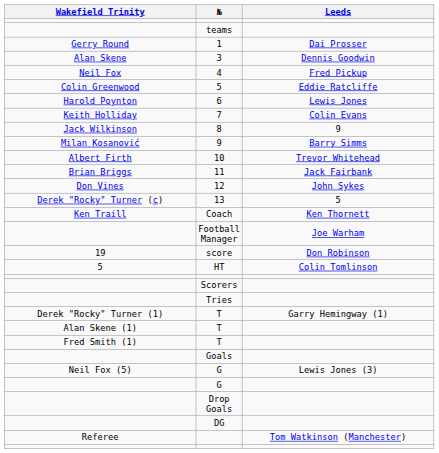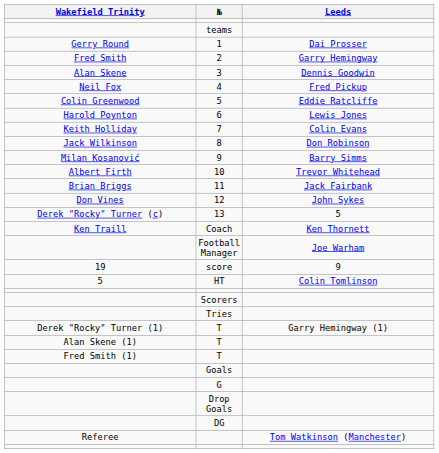+ row: (100, 58)
(338, 129) 9 -> (338, 143) Don Robinson
(338, 253) Don Robinson -> (338, 267) 9
- row: (100, 370)
